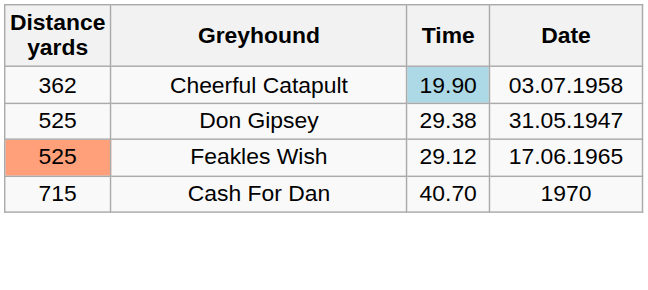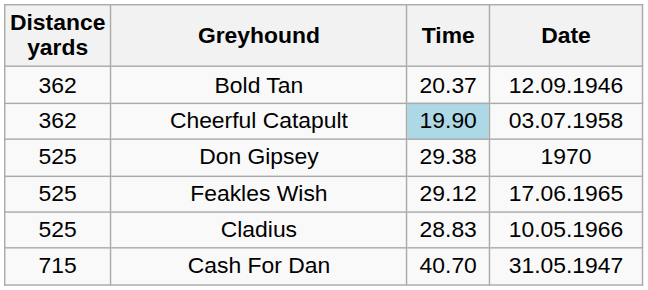+ row: (259, 84)
(566, 120) 31.05.1947 -> (566, 157) 1970
(58, 157) lightsalmon background -> (58, 193) no background
+ row: (259, 229)
(566, 193) 1970 -> (566, 266) 31.05.1947
